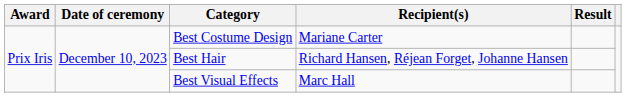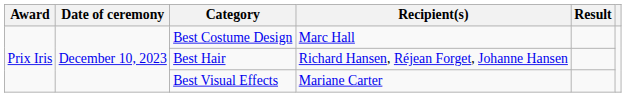(341, 37) Mariane Carter -> (327, 37) Marc Hall
(327, 80) Marc Hall -> (341, 80) Mariane Carter
